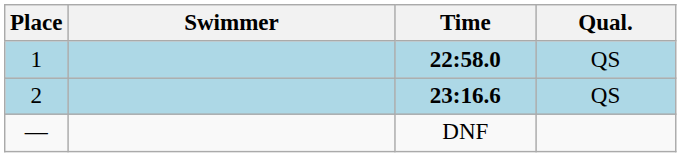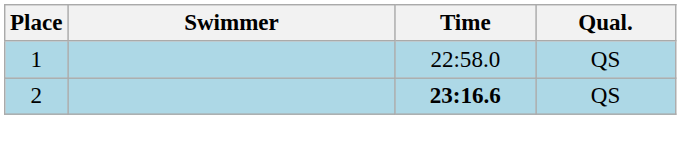(465, 59) bold -> (465, 59) normal
- row: (36, 132)
